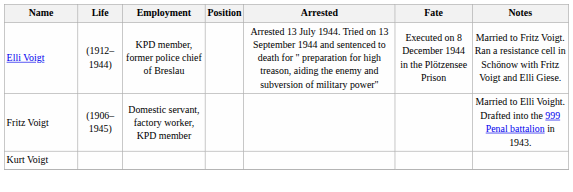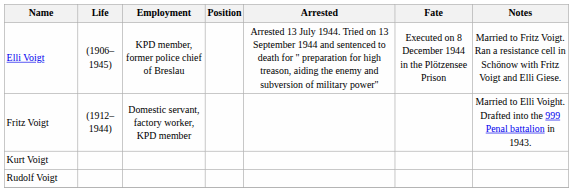(100, 58) (1912–1944) -> (100, 58) (1906–1945)
(100, 122) (1906–1945) -> (100, 122) (1912–1944)
+ row: (32, 178)
